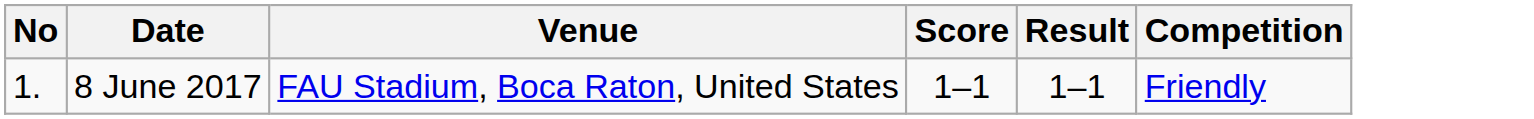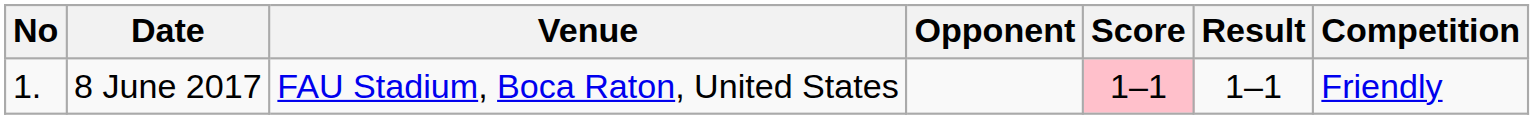+ column: (995, 31)
(962, 85) no background -> (1138, 85) pink background
